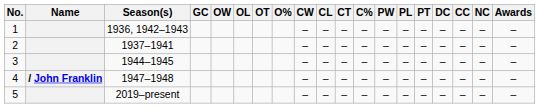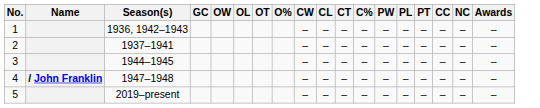- column: (443, 12)
